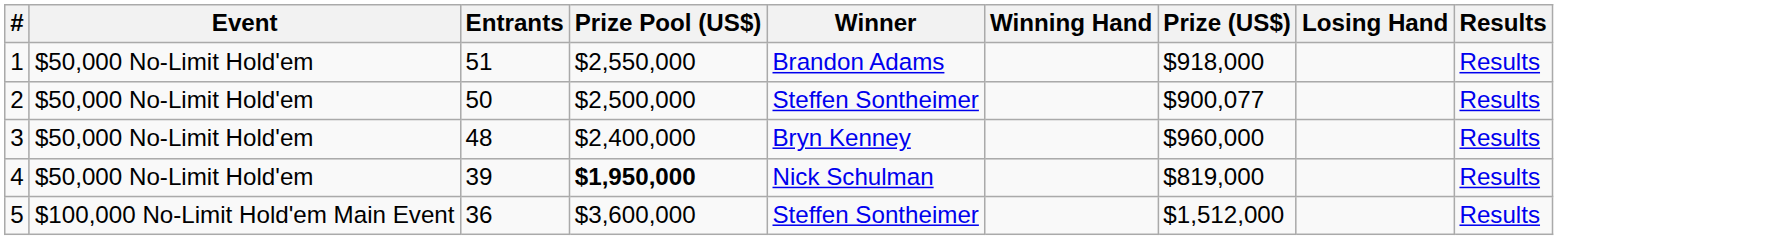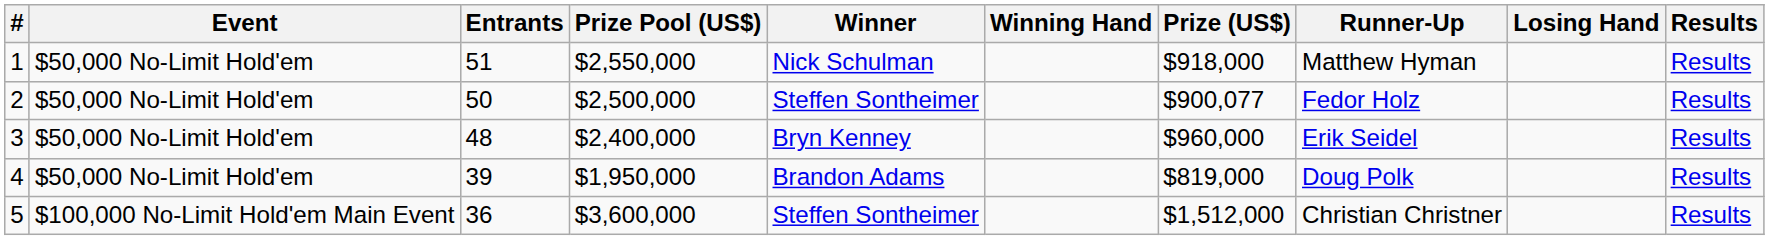+ column: (1402, 23)
(858, 61) Brandon Adams -> (853, 61) Nick Schulman
(635, 176) bold -> (635, 176) normal
(853, 176) Nick Schulman -> (858, 176) Brandon Adams
